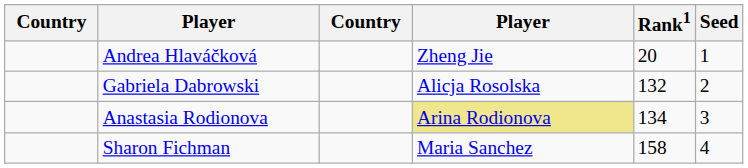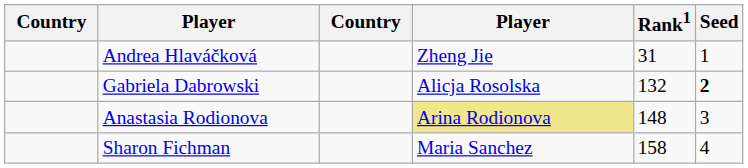(647, 55) 20 -> (647, 55) 31
(705, 86) normal -> (705, 86) bold
(652, 117) 134 -> (652, 117) 148
